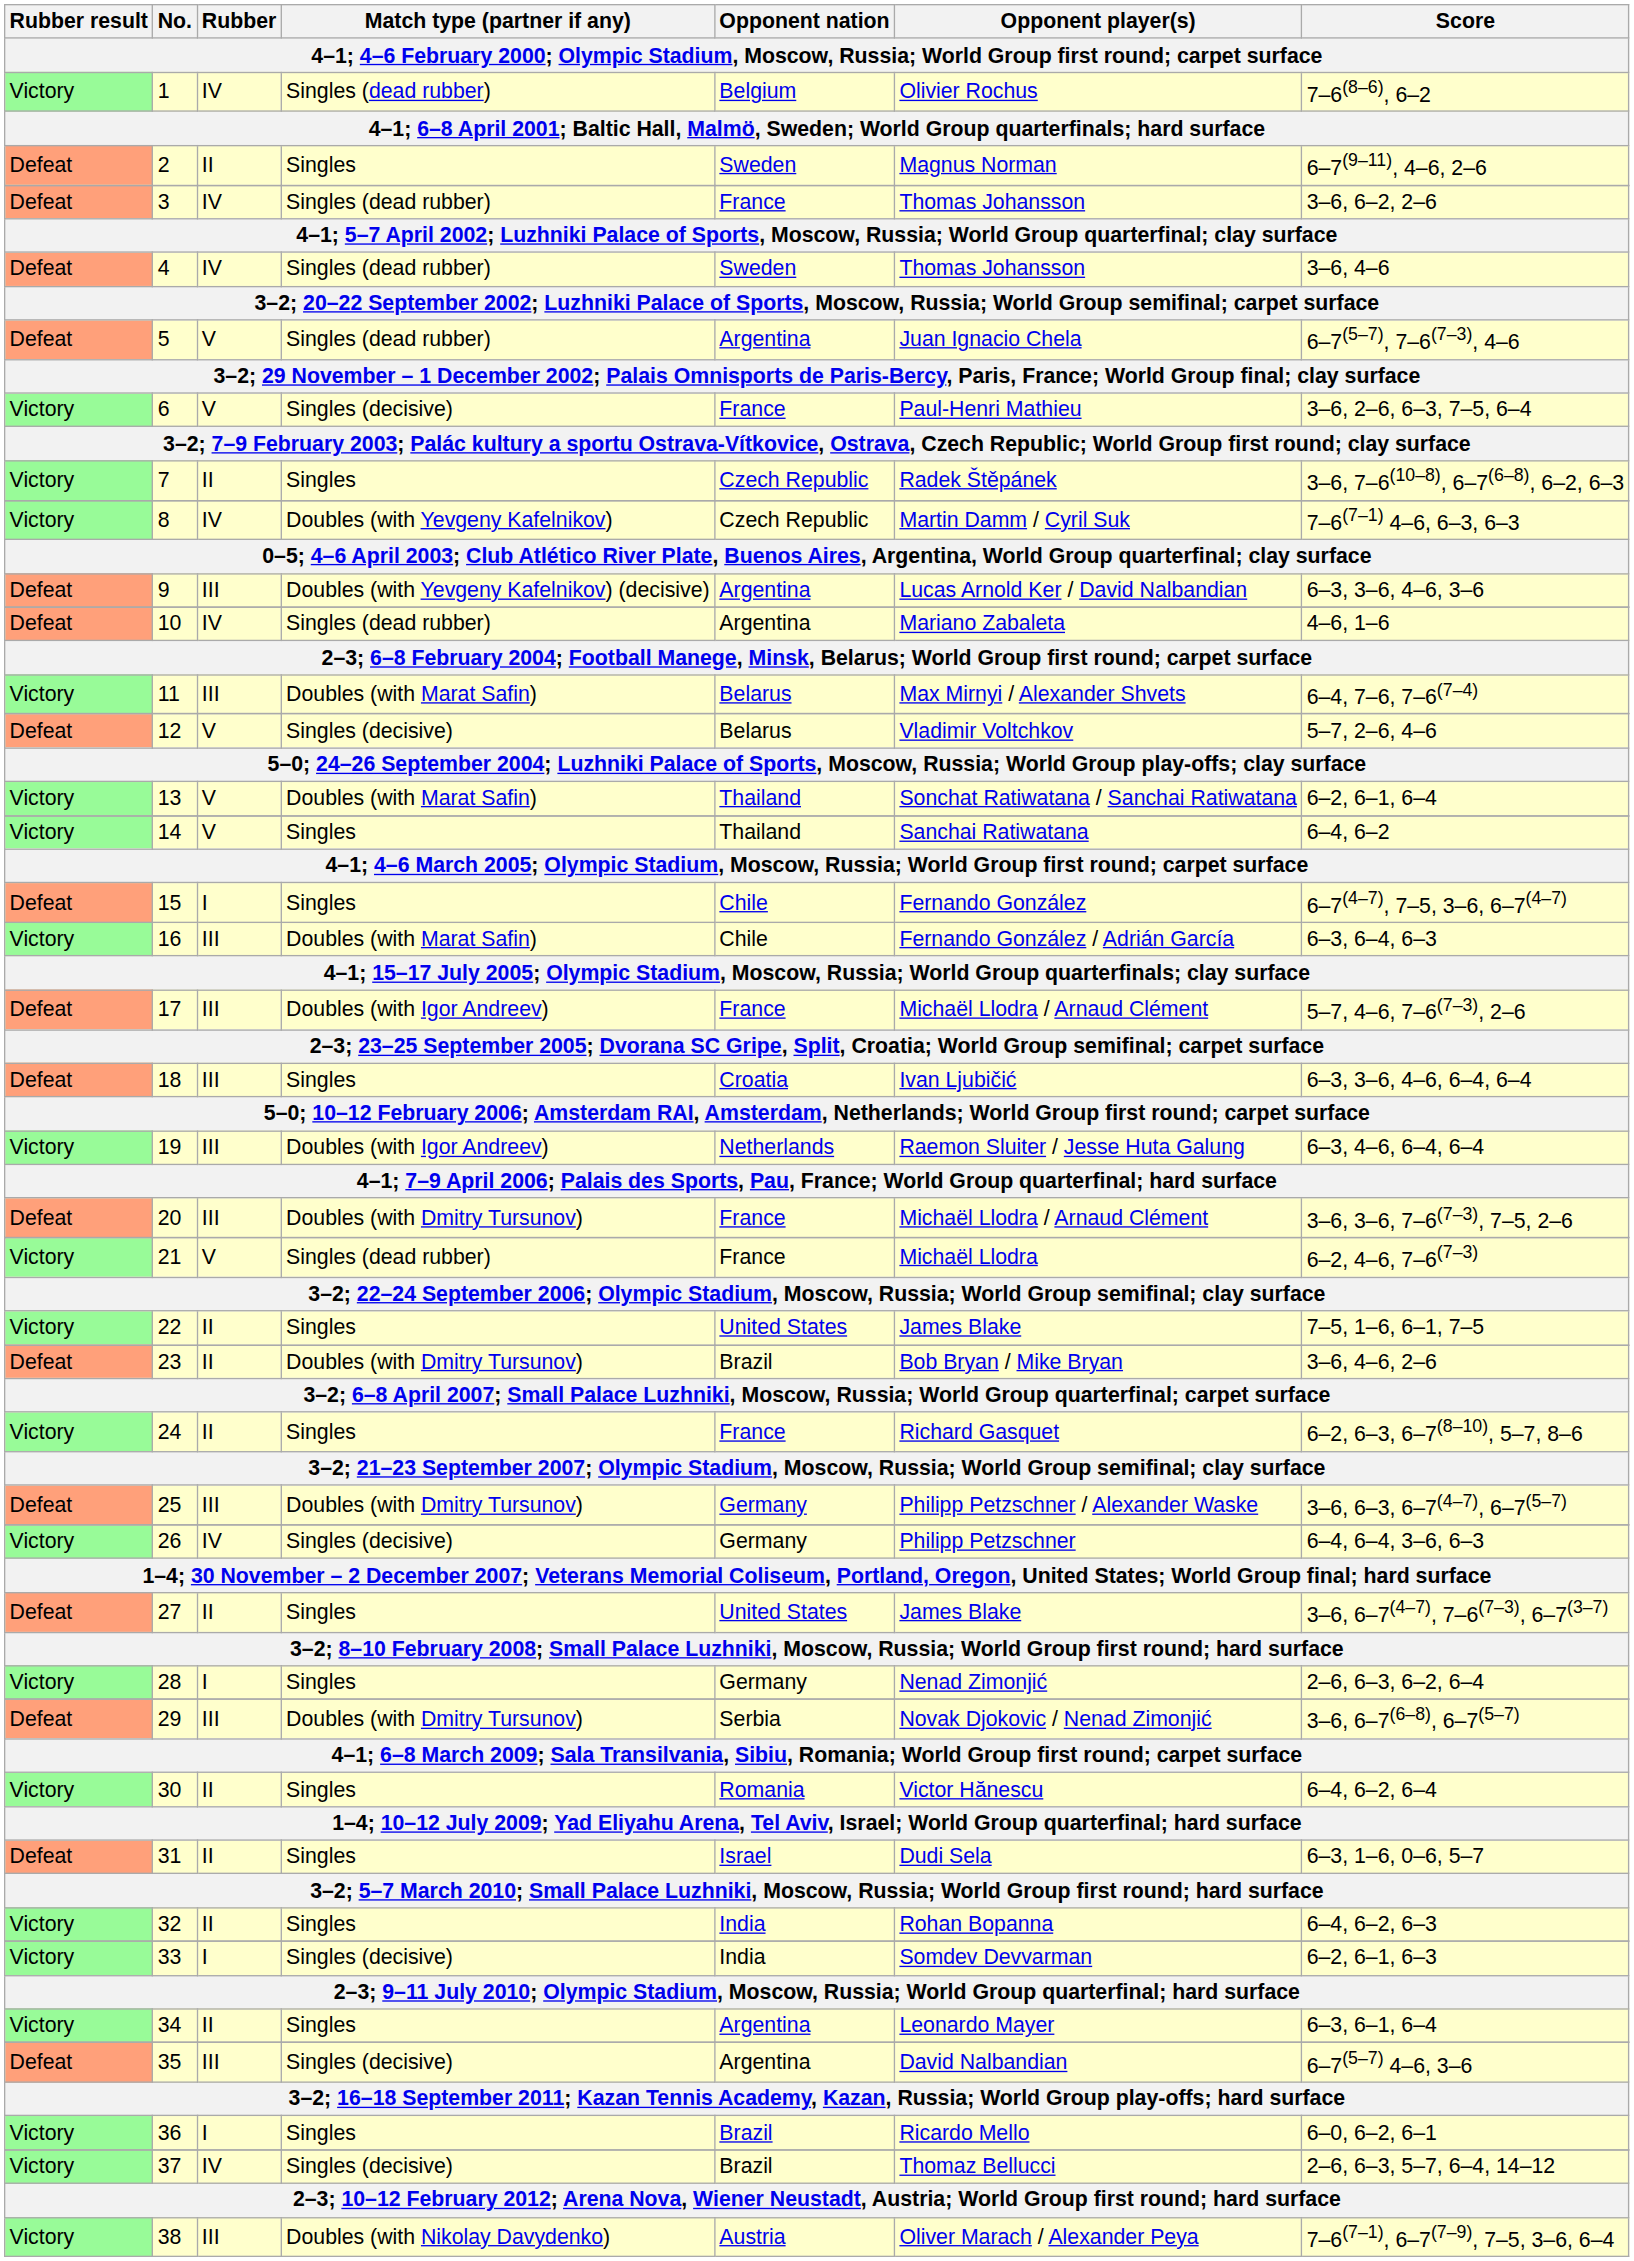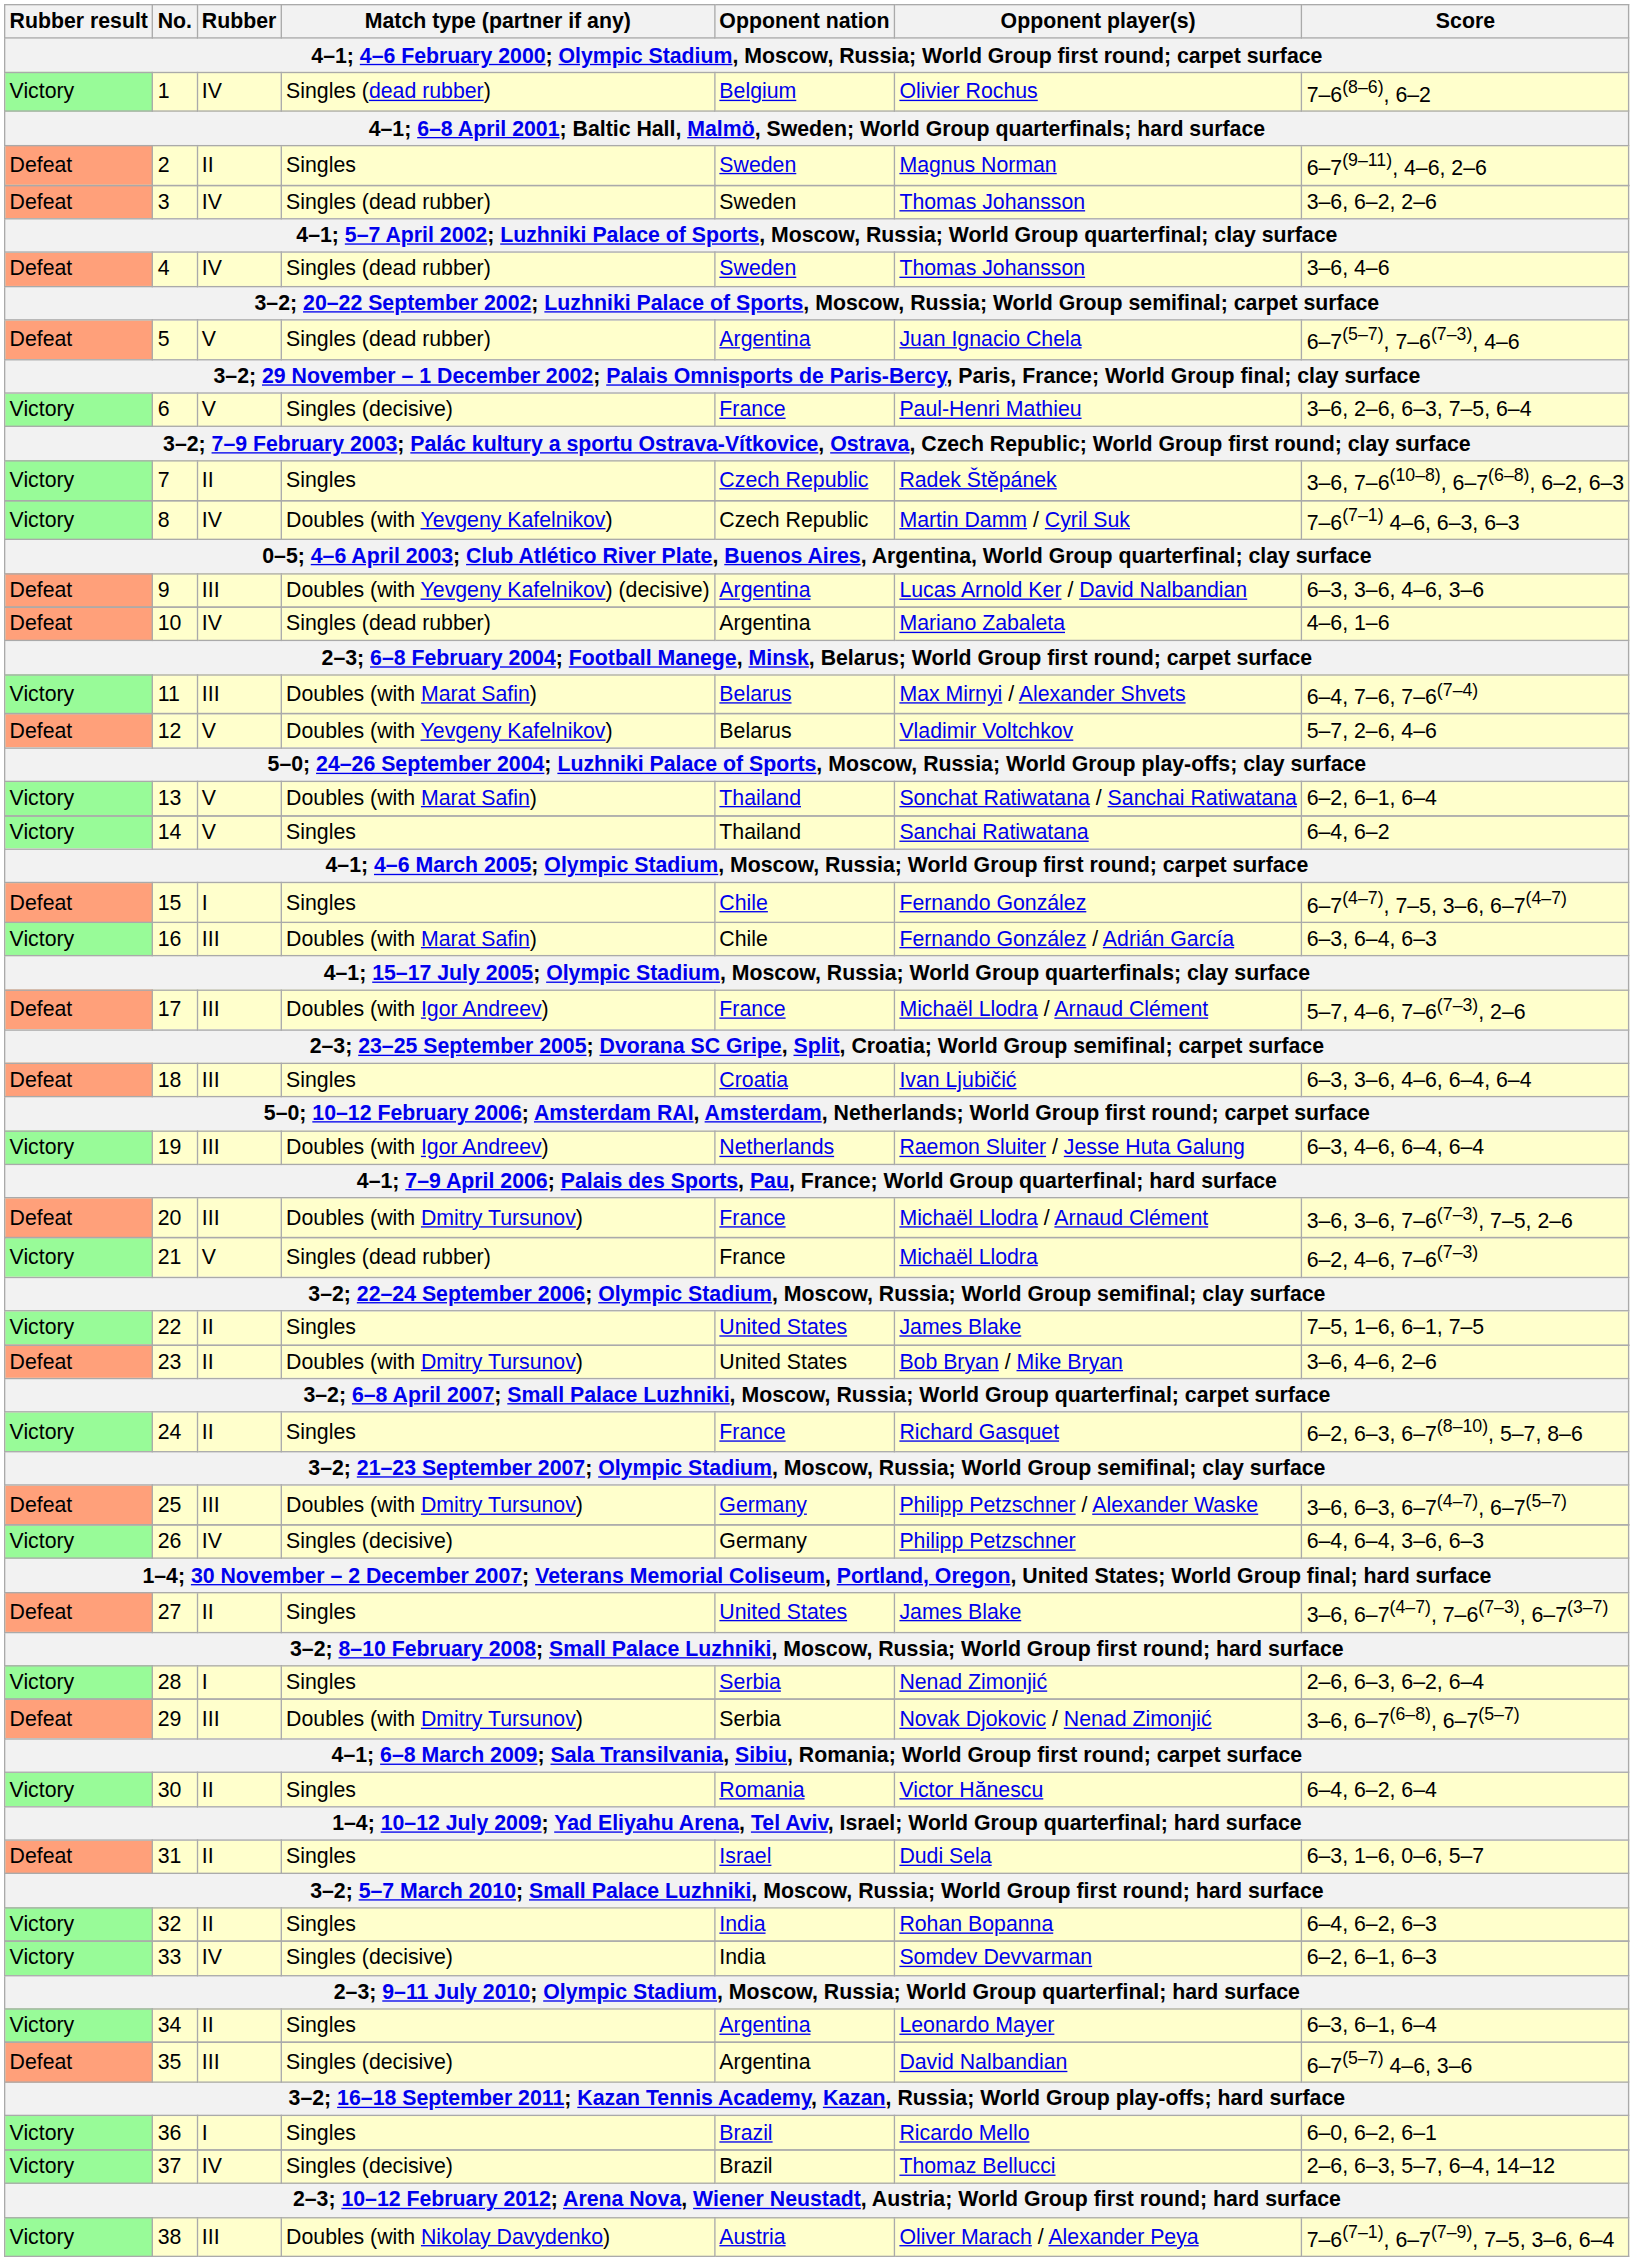(752, 201) France -> (758, 201) Sweden
(369, 730) Singles (decisive) -> (449, 730) Doubles (with Yevgeny Kafelnikov)
(746, 1361) Brazil -> (783, 1361) United States
(763, 1682) Germany -> (750, 1682) Serbia
(205, 1958) I -> (212, 1958) IV
